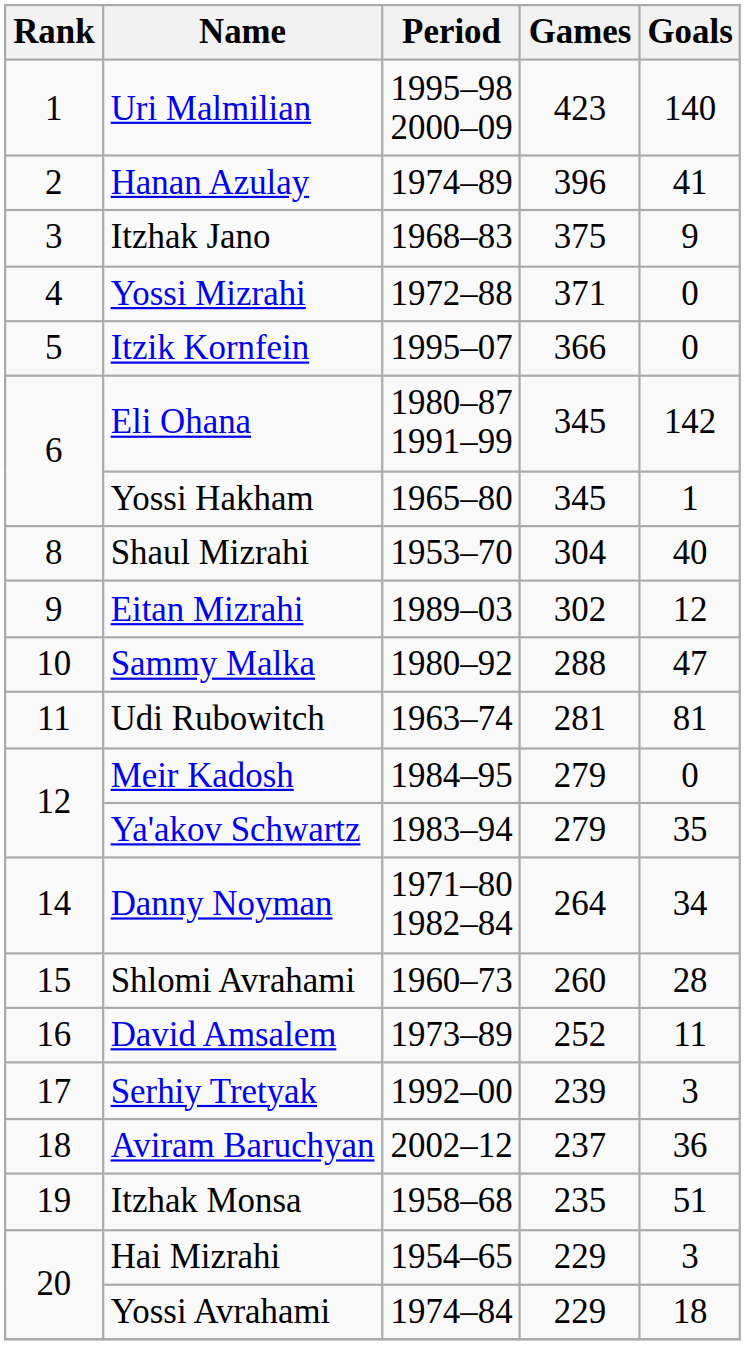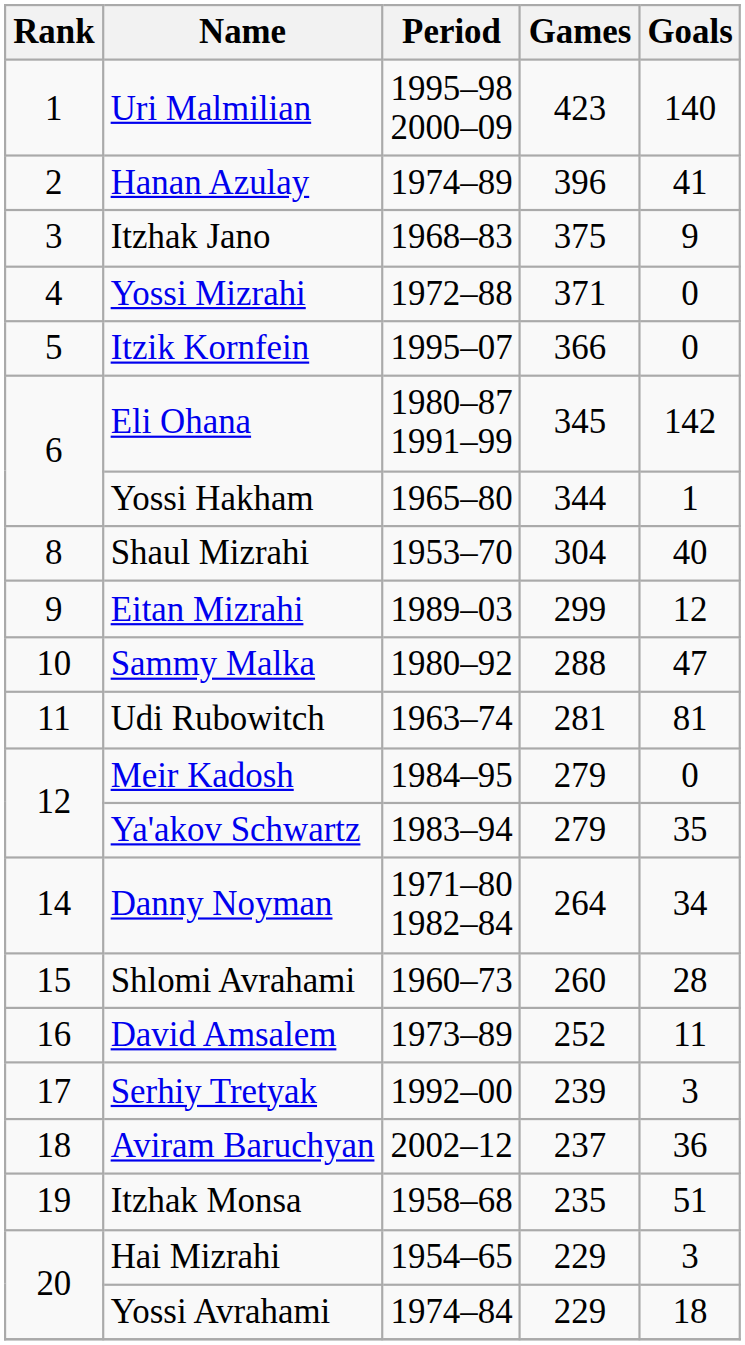(580, 497) 345 -> (580, 497) 344
(580, 608) 302 -> (580, 608) 299
